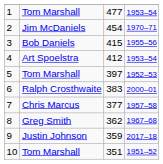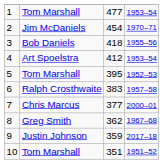(114, 43) 415 -> (114, 43) 418
(114, 74) 397 -> (114, 74) 395
(142, 89) 2000–01 -> (142, 89) 1957–58
(142, 105) 1957–58 -> (142, 105) 2000–01
